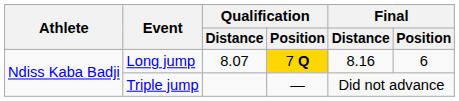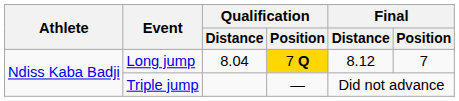(234, 62) 8.07 -> (234, 62) 8.04
(361, 62) 8.16 -> (361, 62) 8.12
(424, 62) 6 -> (424, 62) 7
